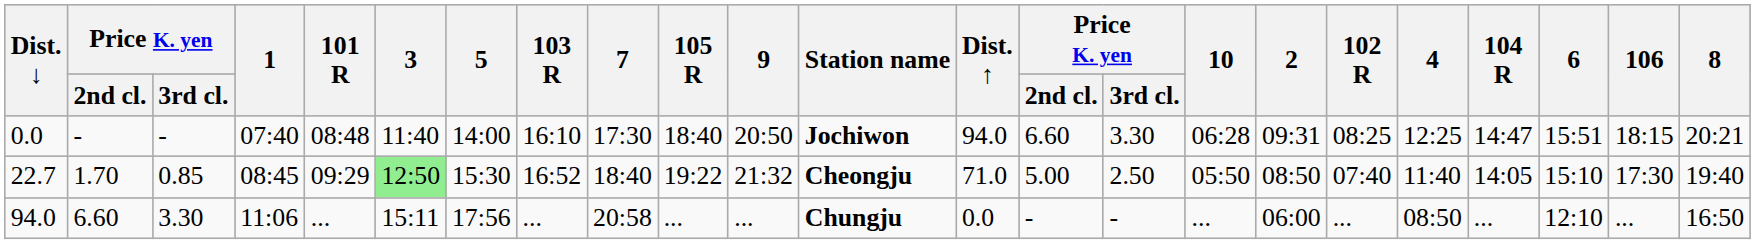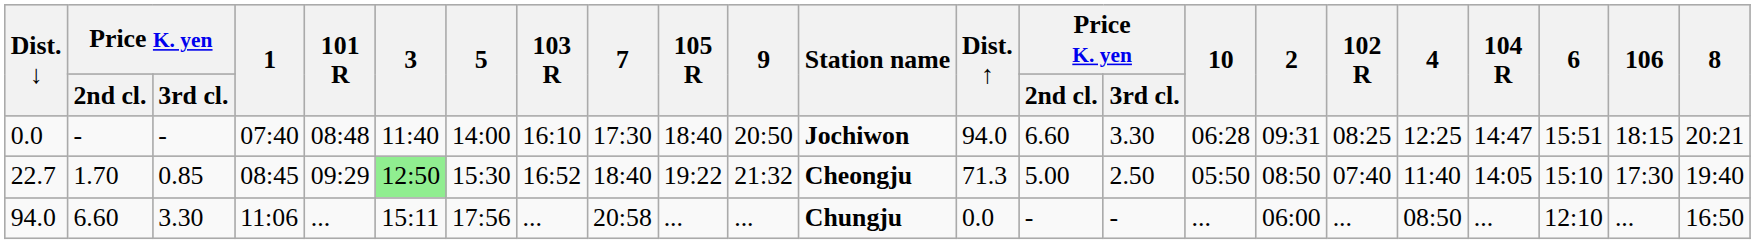(984, 176) 71.0 -> (984, 176) 71.3
